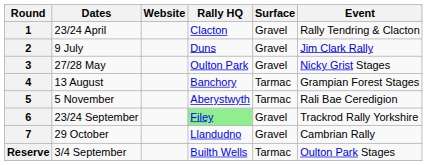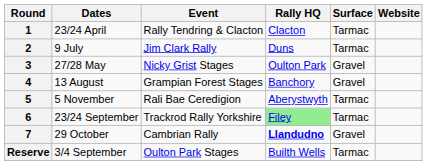columns swapped: (360, 13) <-> (164, 13)
(271, 31) Gravel -> (351, 31) Tarmac
(271, 48) Gravel -> (351, 48) Tarmac
(273, 83) Tarmac -> (349, 83) Gravel
(271, 117) Gravel -> (351, 117) Tarmac
(216, 134) normal -> (296, 134) bold
